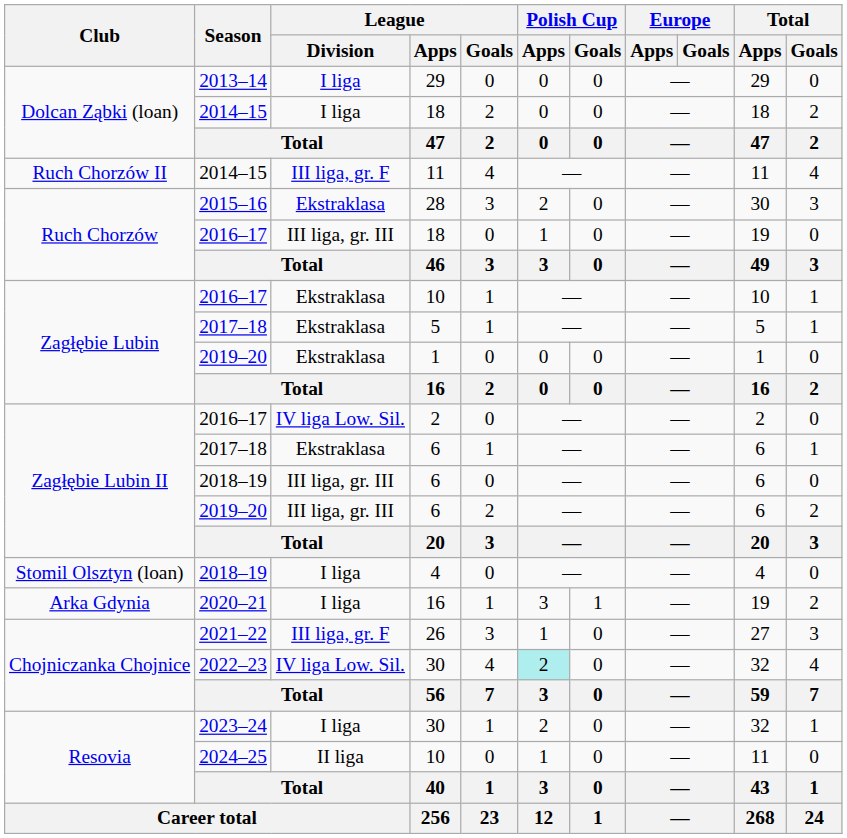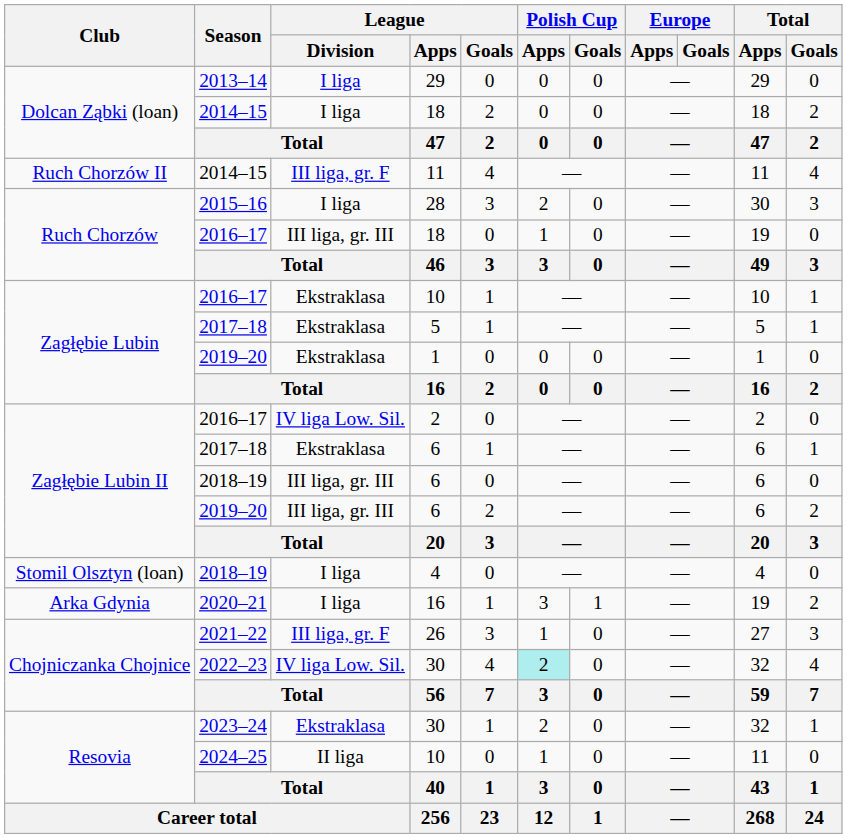(340, 204) Ekstraklasa -> (340, 204) I liga
(340, 726) I liga -> (340, 726) Ekstraklasa
